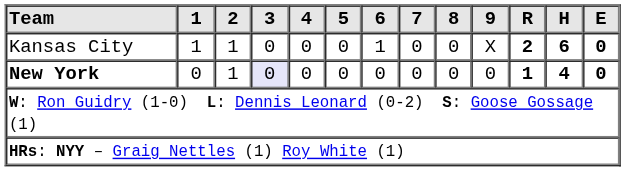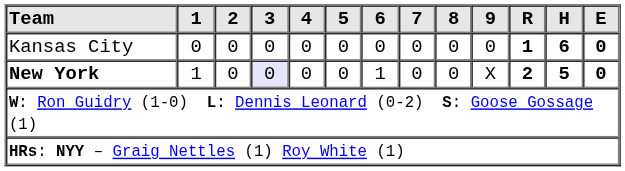(196, 47) 1 -> (196, 47) 0
(233, 47) 1 -> (233, 47) 0
(380, 47) 1 -> (380, 47) 0
(491, 47) X -> (491, 47) 0
(527, 47) 2 -> (527, 47) 1
(196, 74) 0 -> (196, 74) 1
(233, 74) 1 -> (233, 74) 0
(380, 74) 0 -> (380, 74) 1
(491, 74) 0 -> (491, 74) X
(527, 74) 1 -> (527, 74) 2
(564, 74) 4 -> (564, 74) 5
